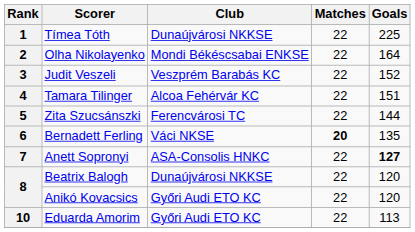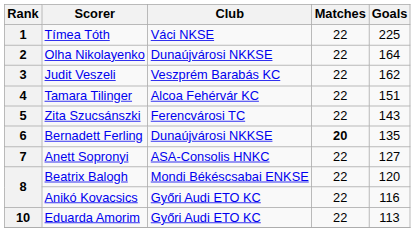(212, 34) Dunaújvárosi NKKSE -> (182, 34) Váci NKSE
(230, 55) Mondi Békéscsabai ENKSE -> (212, 55) Dunaújvárosi NKKSE
(390, 75) 152 -> (390, 75) 162
(390, 116) 144 -> (390, 116) 143
(182, 136) Váci NKSE -> (212, 136) Dunaújvárosi NKKSE
(390, 156) bold -> (390, 156) normal
(212, 177) Dunaújvárosi NKKSE -> (230, 177) Mondi Békéscsabai ENKSE
(390, 197) 120 -> (390, 197) 116
